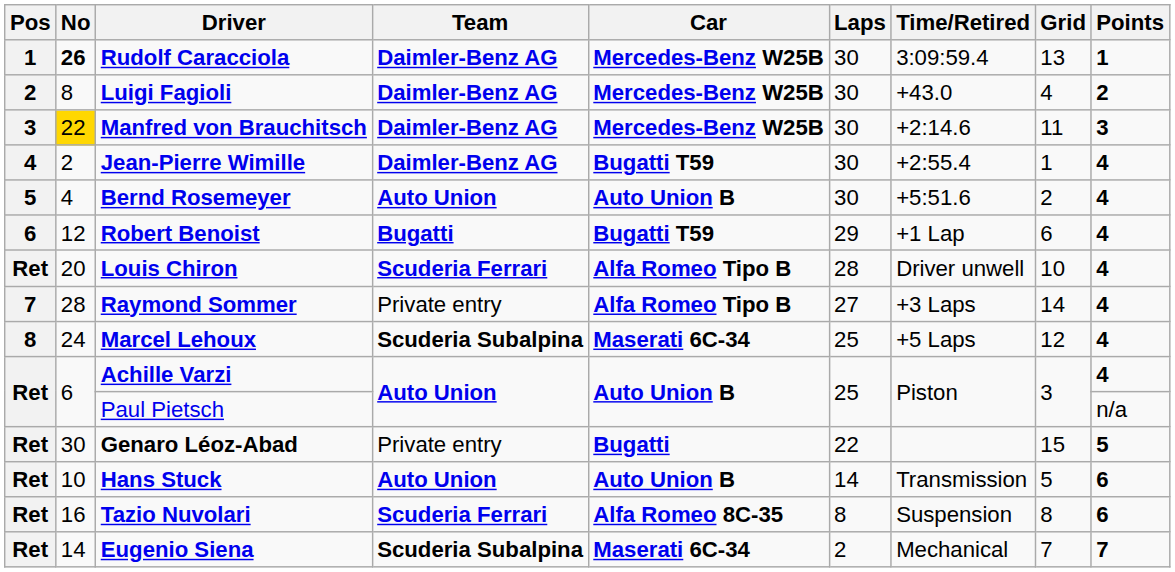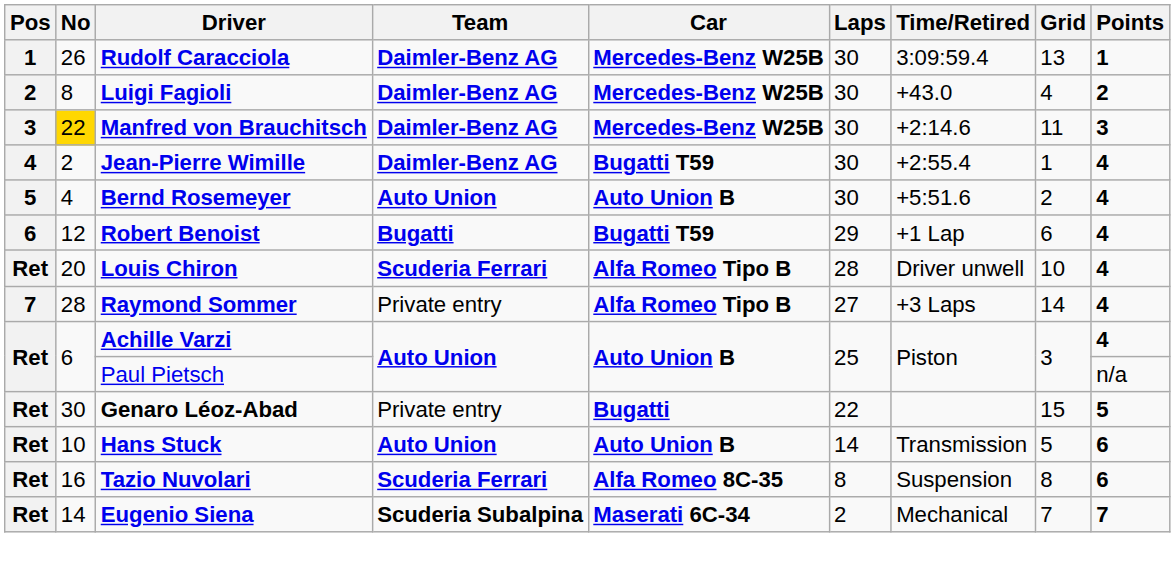(73, 58) bold -> (73, 58) normal
- row: (178, 339)
